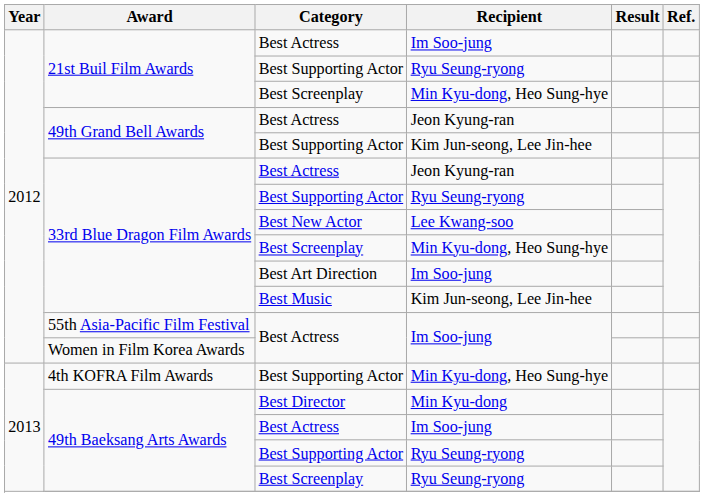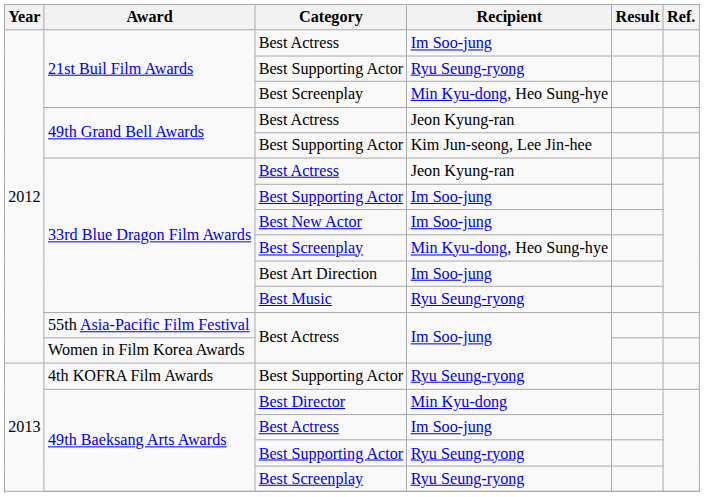(468, 196) Ryu Seung-ryong -> (451, 196) Im Soo-jung
(462, 222) Lee Kwang-soo -> (451, 222) Im Soo-jung
(501, 299) Kim Jun-seong, Lee Jin-hee -> (468, 299) Ryu Seung-ryong
(509, 376) Min Kyu-dong, Heo Sung-hye -> (468, 376) Ryu Seung-ryong
